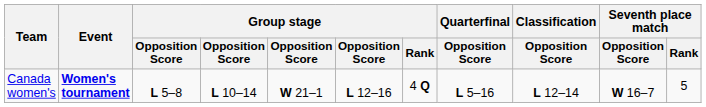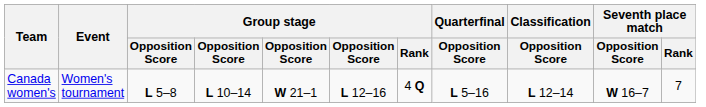(96, 86) bold -> (93, 86) normal
(684, 86) 5 -> (678, 86) 7
